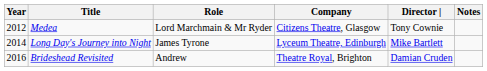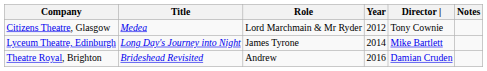columns swapped: (16, 12) <-> (331, 12)
